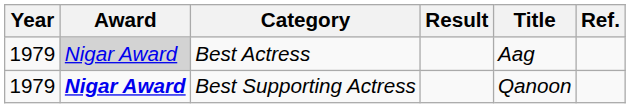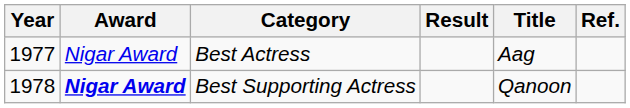(32, 53) 1979 -> (32, 53) 1977
(121, 53) lightgrey background -> (121, 53) no background
(32, 86) 1979 -> (32, 86) 1978
